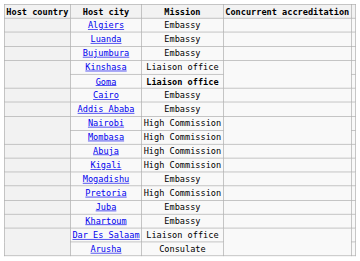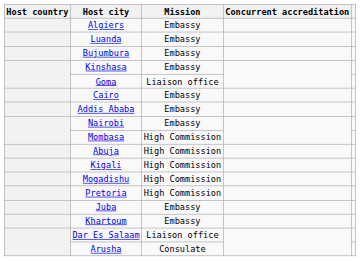(182, 67) Liaison office -> (182, 67) Embassy
(182, 81) bold -> (182, 81) normal
(182, 123) High Commission -> (182, 123) Embassy
(182, 179) Embassy -> (182, 179) High Commission
